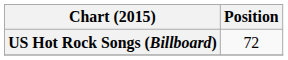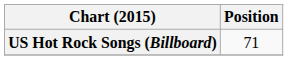(251, 42) 72 -> (251, 42) 71
